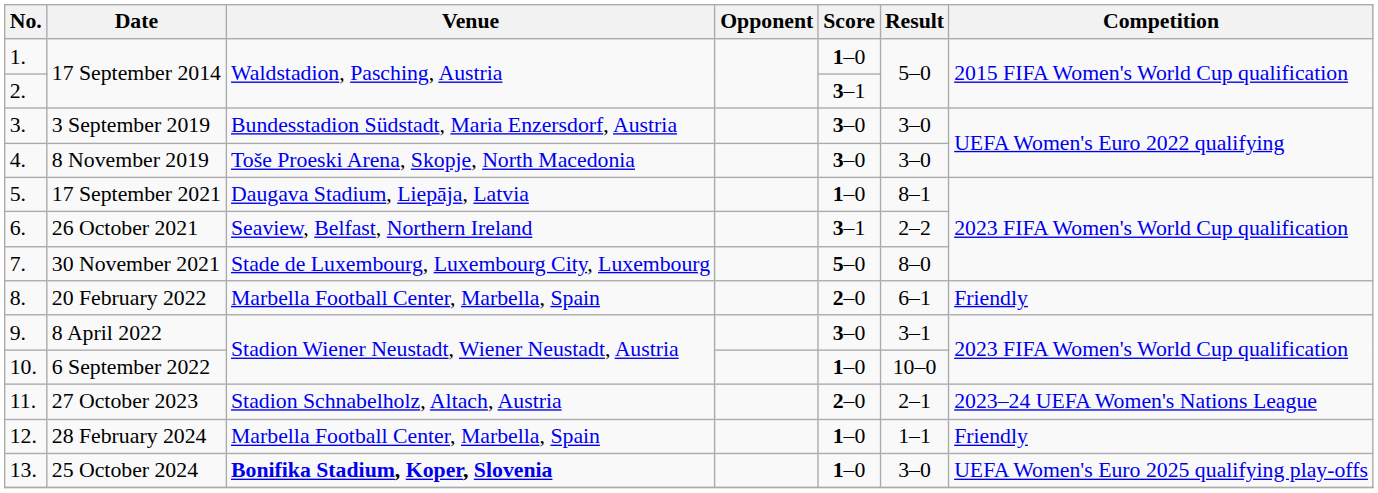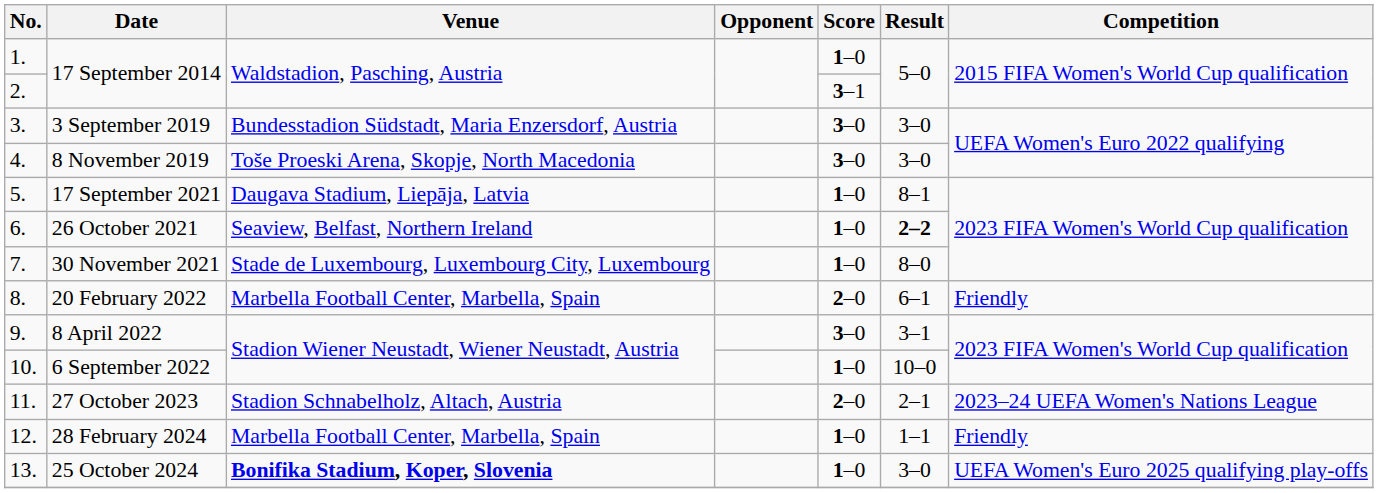(849, 228) 3–1 -> (849, 228) 1–0
(914, 228) normal -> (914, 228) bold
(849, 263) 5–0 -> (849, 263) 1–0
